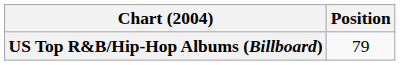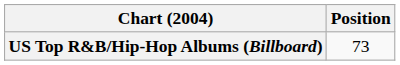(361, 45) 79 -> (361, 45) 73
